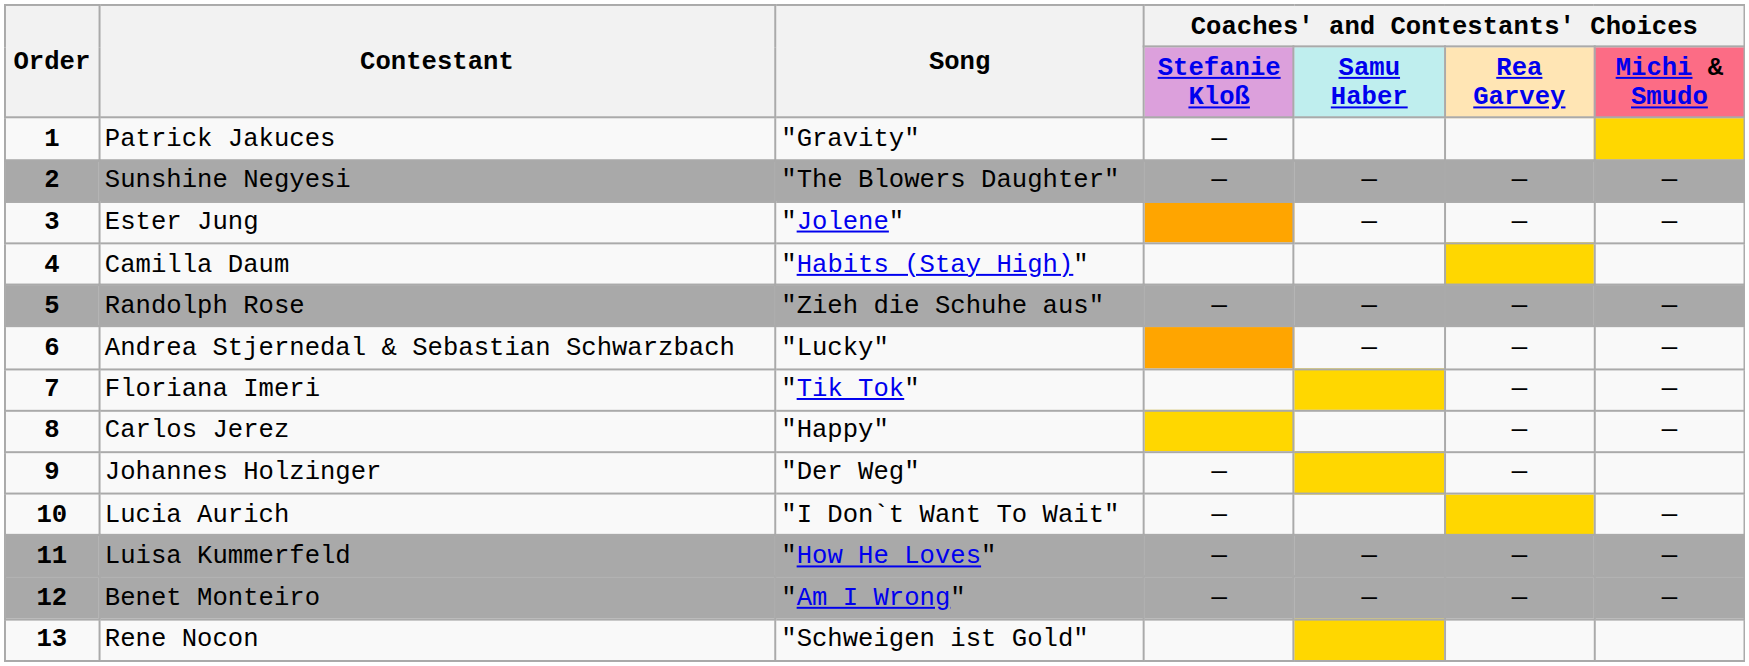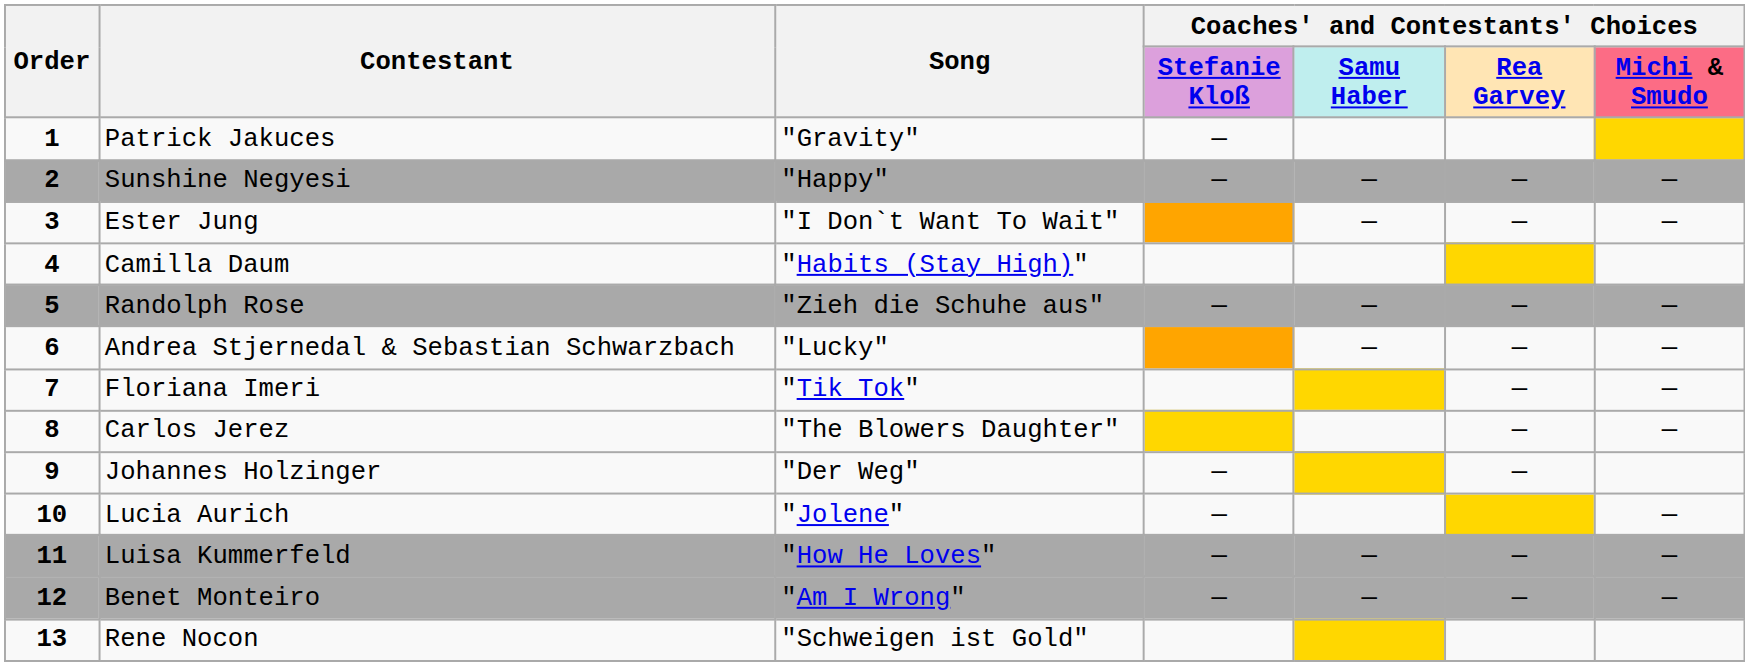(950, 181) "The Blowers Daughter" -> (835, 181) "Happy"
(843, 222) "Jolene" -> (950, 222) "I Don`t Want To Wait"
(835, 431) "Happy" -> (950, 431) "The Blowers Daughter"
(950, 515) "I Don`t Want To Wait" -> (843, 515) "Jolene"
